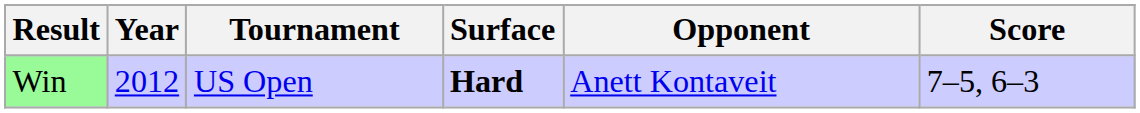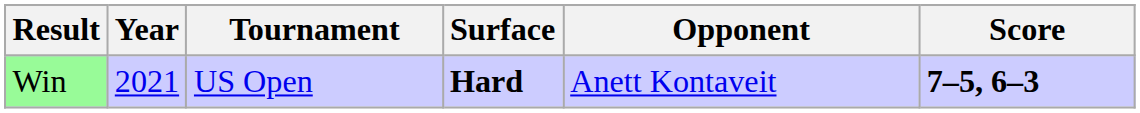(147, 81) 2012 -> (147, 81) 2021
(983, 81) normal -> (983, 81) bold
